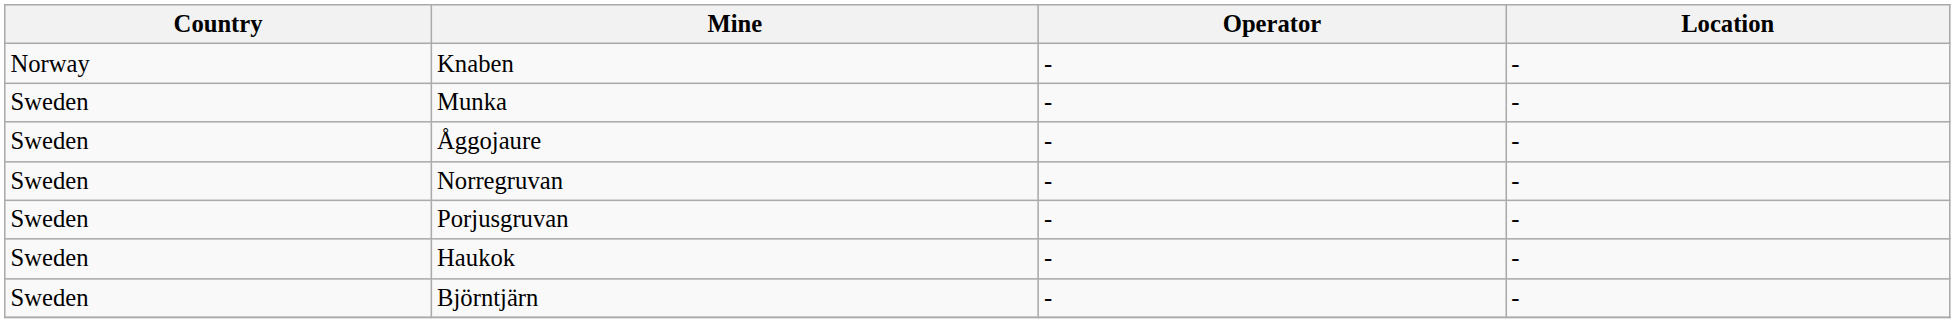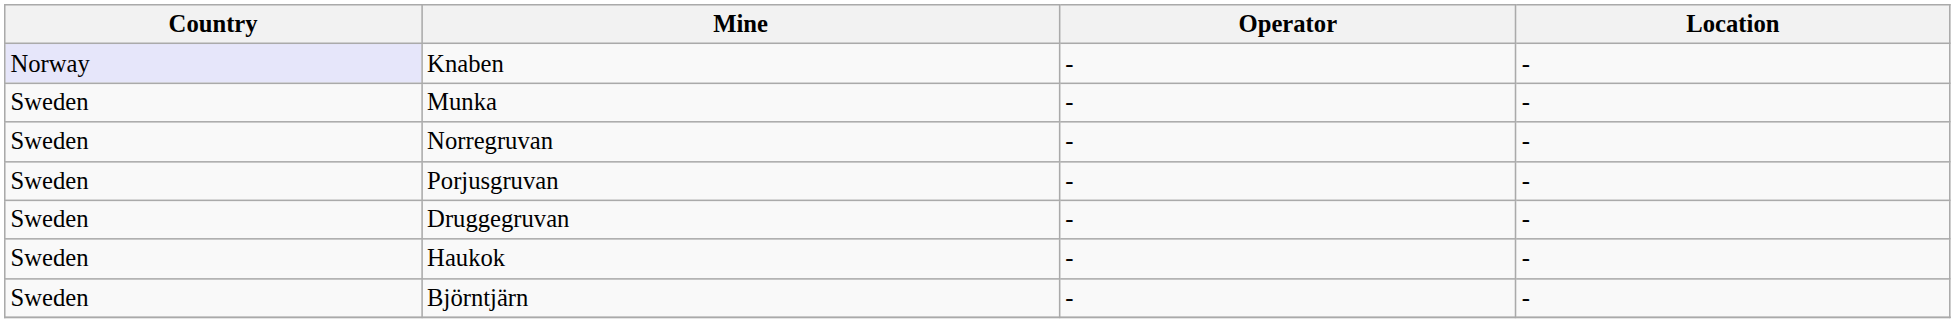(50, 63) no background -> (50, 63) lavender background
- row: (489, 141)
+ row: (498, 219)
